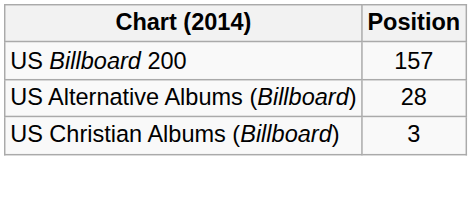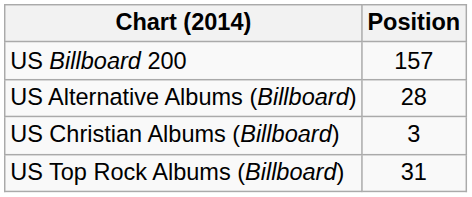+ row: (177, 172)
